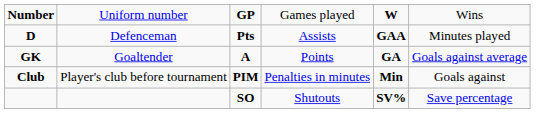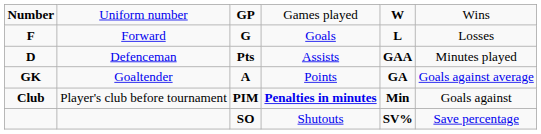+ row: (143, 35)
(317, 77) normal -> (321, 98) bold
